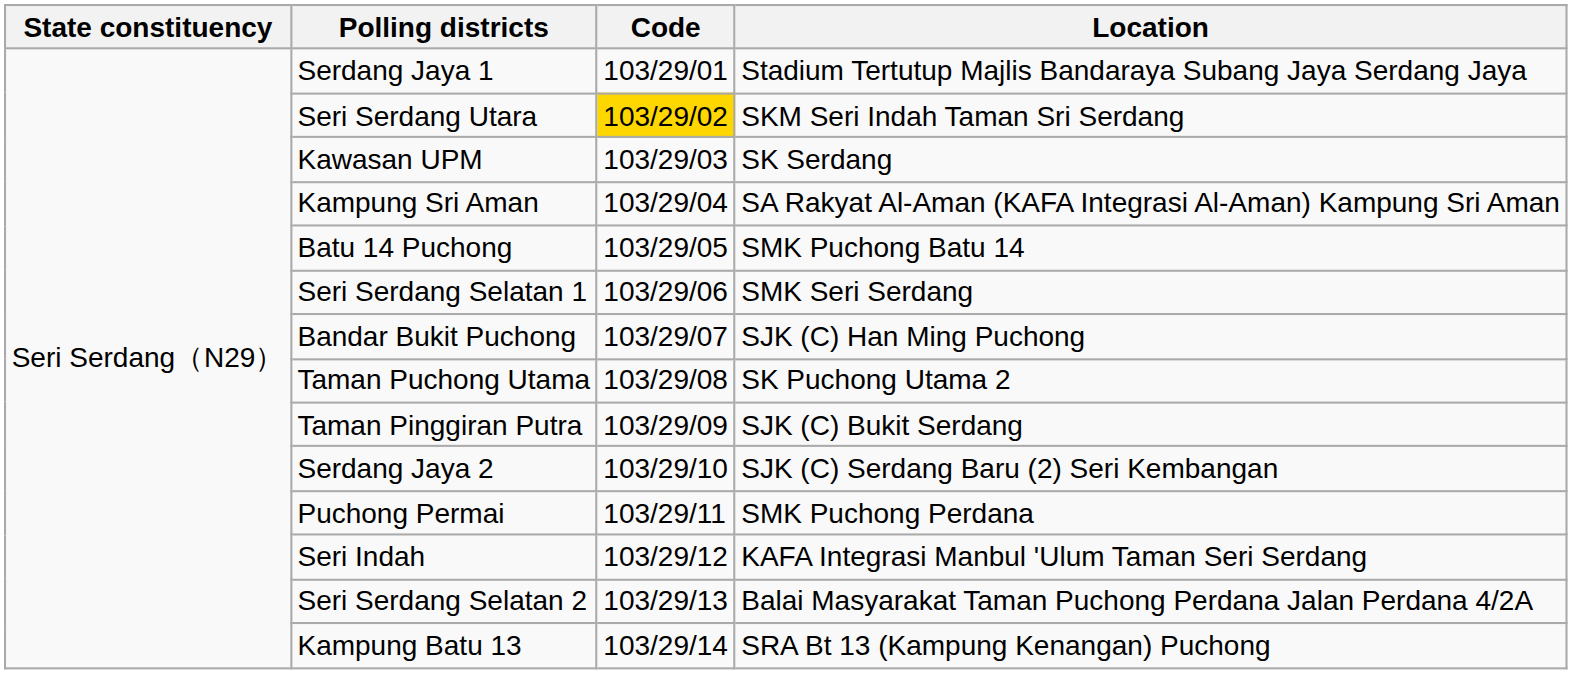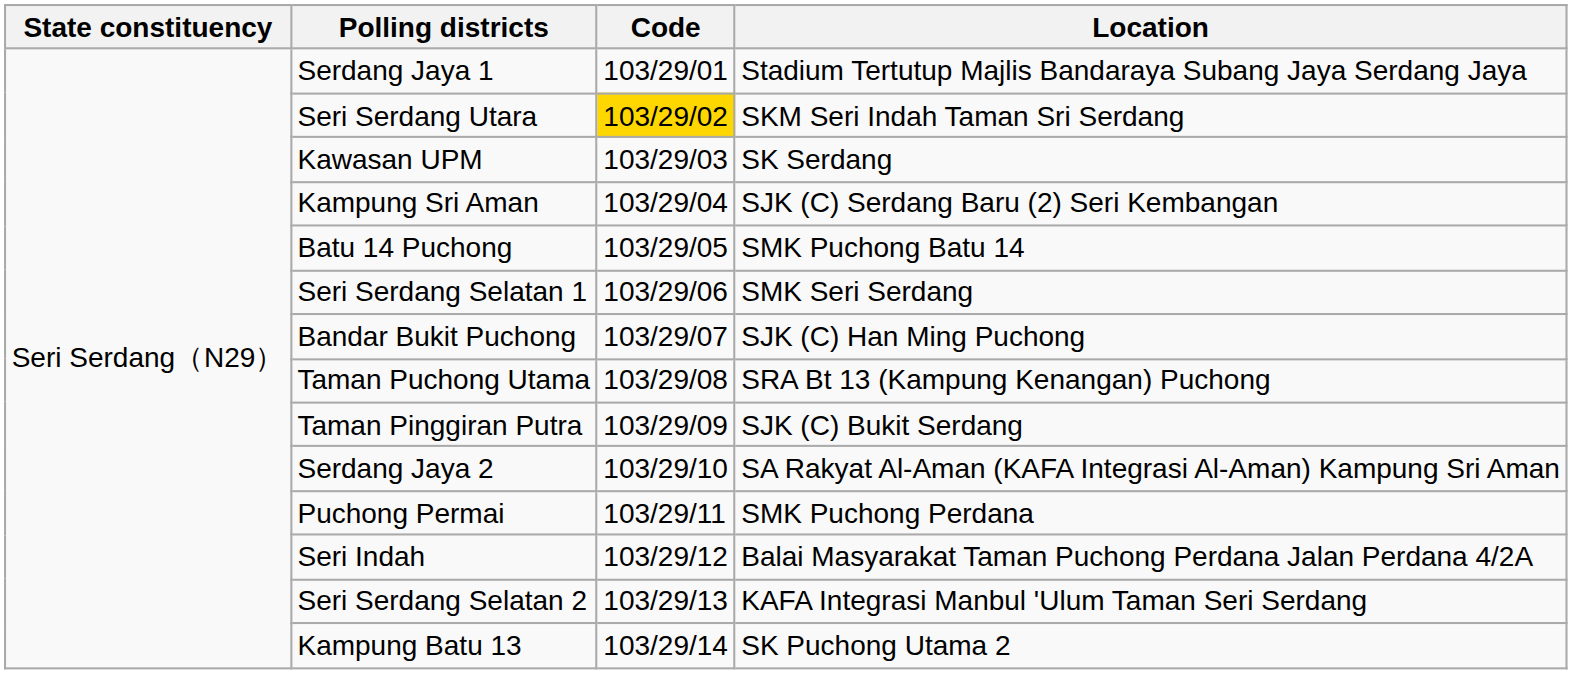(1151, 203) SA Rakyat Al-Aman (KAFA Integrasi Al-Aman) Kampung Sri Aman -> (1010, 203) SJK (C) Serdang Baru (2) Seri Kembangan
(876, 380) SK Puchong Utama 2 -> (1006, 380) SRA Bt 13 (Kampung Kenangan) Puchong
(1010, 468) SJK (C) Serdang Baru (2) Seri Kembangan -> (1151, 468) SA Rakyat Al-Aman (KAFA Integrasi Al-Aman) Kampung Sri Aman
(1054, 557) KAFA Integrasi Manbul 'Ulum Taman Seri Serdang -> (1137, 557) Balai Masyarakat Taman Puchong Perdana Jalan Perdana 4/2A
(1137, 601) Balai Masyarakat Taman Puchong Perdana Jalan Perdana 4/2A -> (1054, 601) KAFA Integrasi Manbul 'Ulum Taman Seri Serdang
(1006, 645) SRA Bt 13 (Kampung Kenangan) Puchong -> (876, 645) SK Puchong Utama 2
